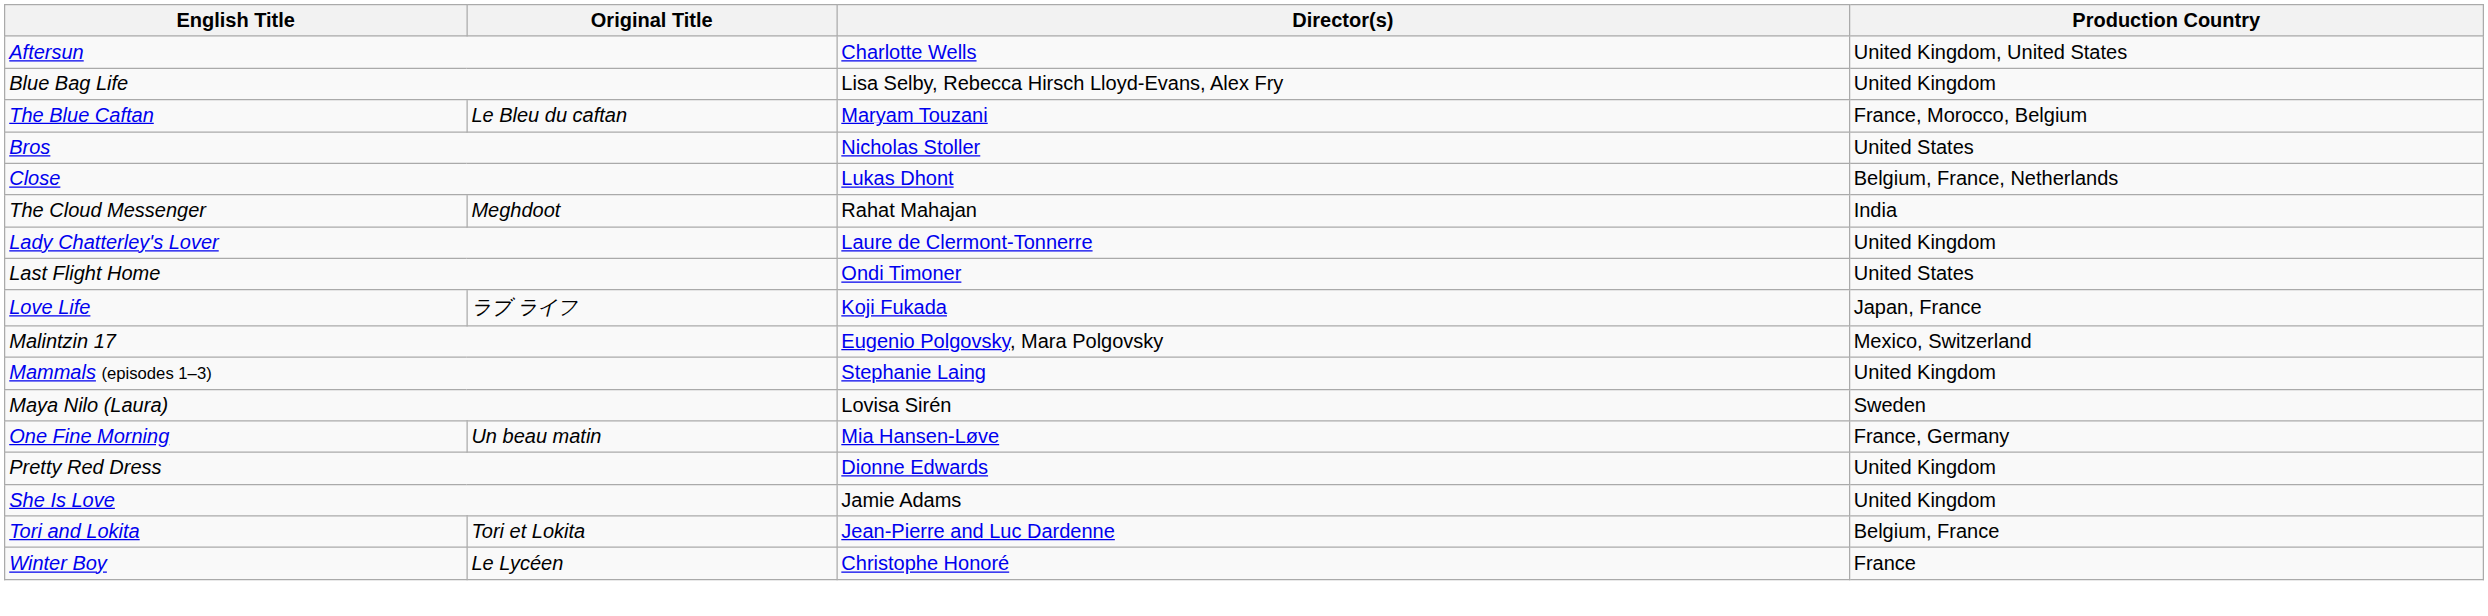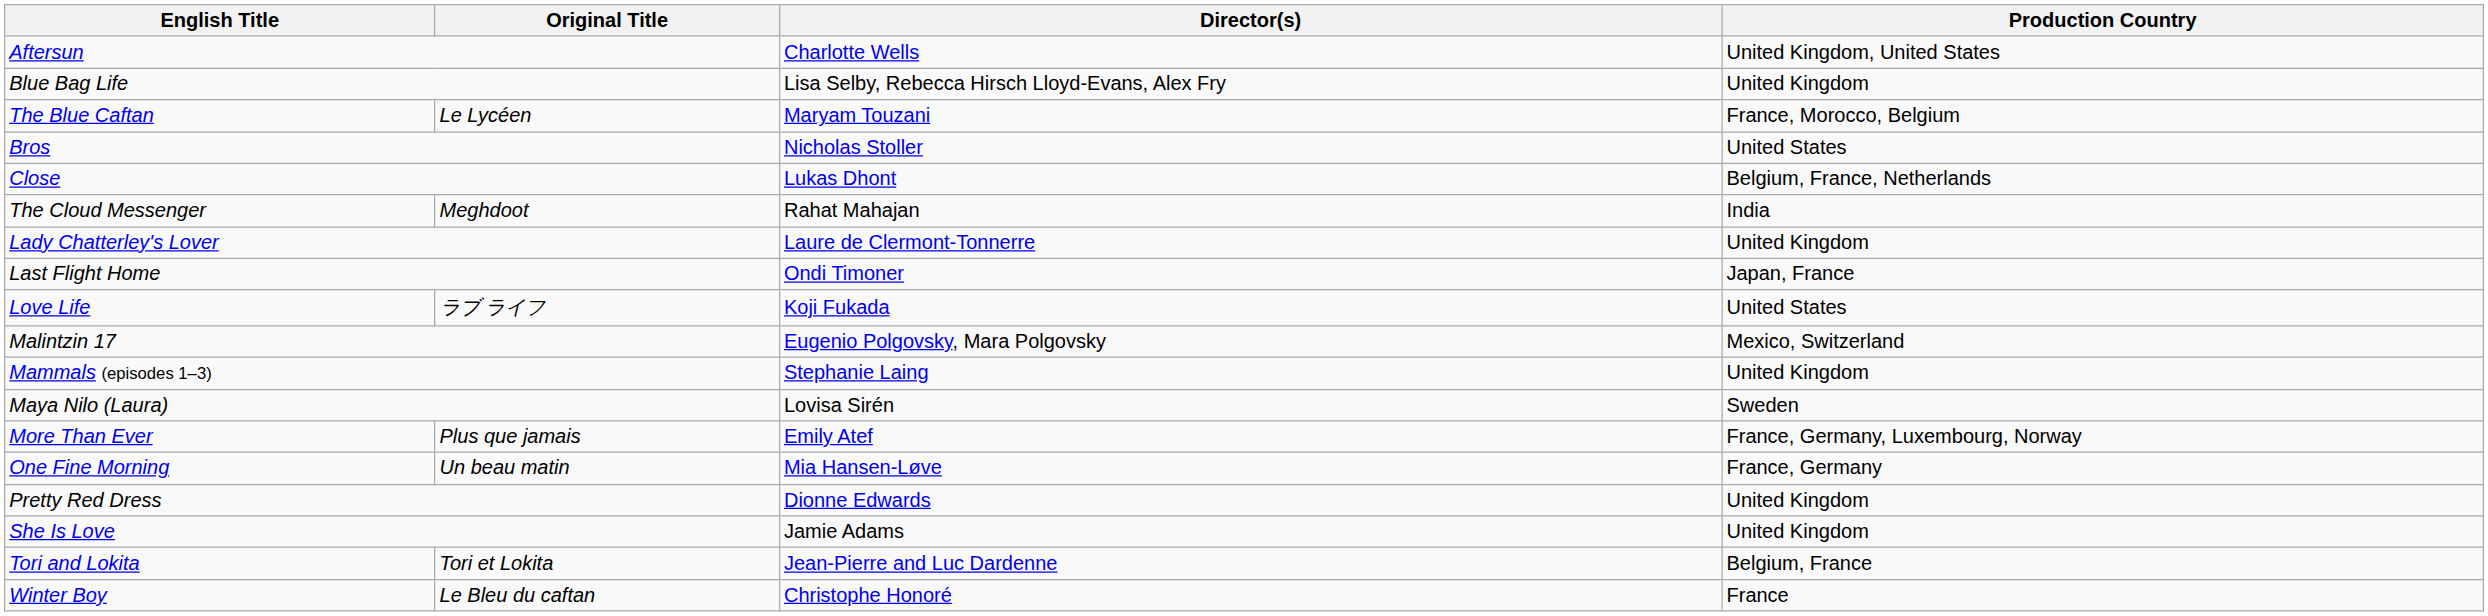(549, 115) Le Bleu du caftan -> (485, 115) Le Lycéen
(1914, 274) United States -> (1790, 274) Japan, France
(1918, 307) Japan, France -> (1787, 307) United States
+ row: (81, 436)
(517, 563) Le Lycéen -> (517, 595) Le Bleu du caftan
